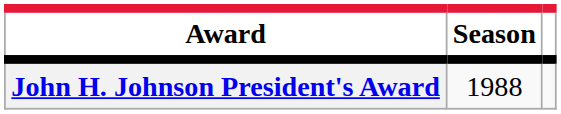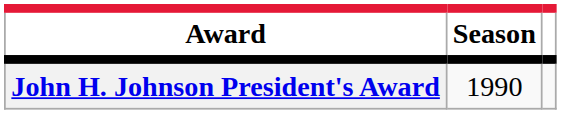(494, 85) 1988 -> (494, 85) 1990
